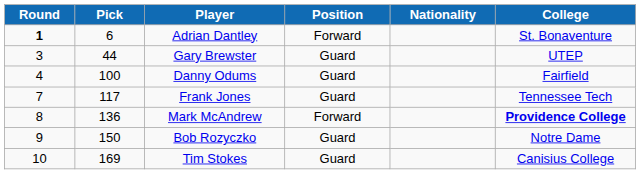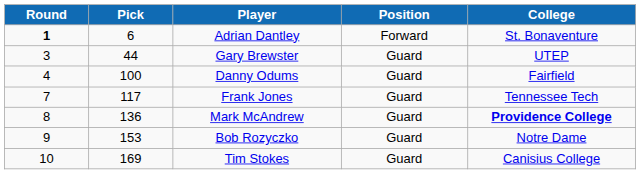- column: (443, 14)
(338, 117) Forward -> (404, 117) Guard
(110, 138) 150 -> (131, 138) 153
